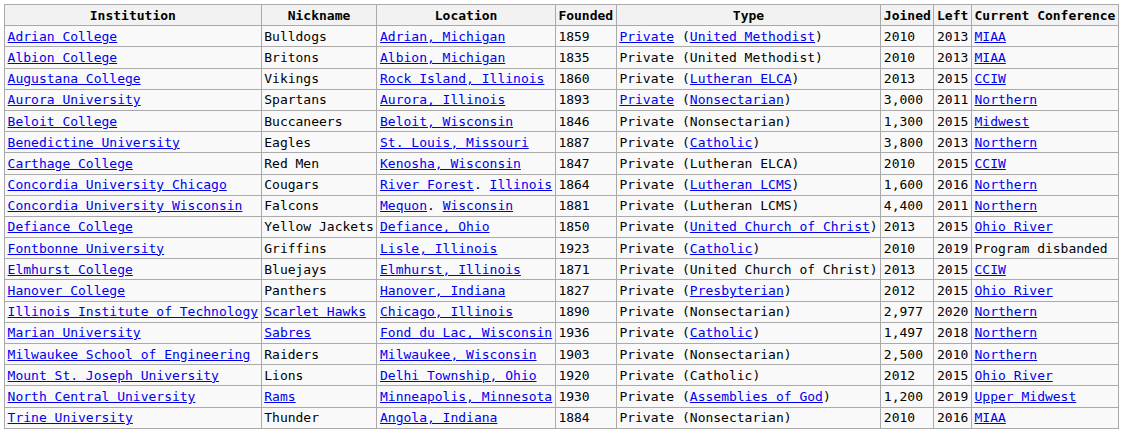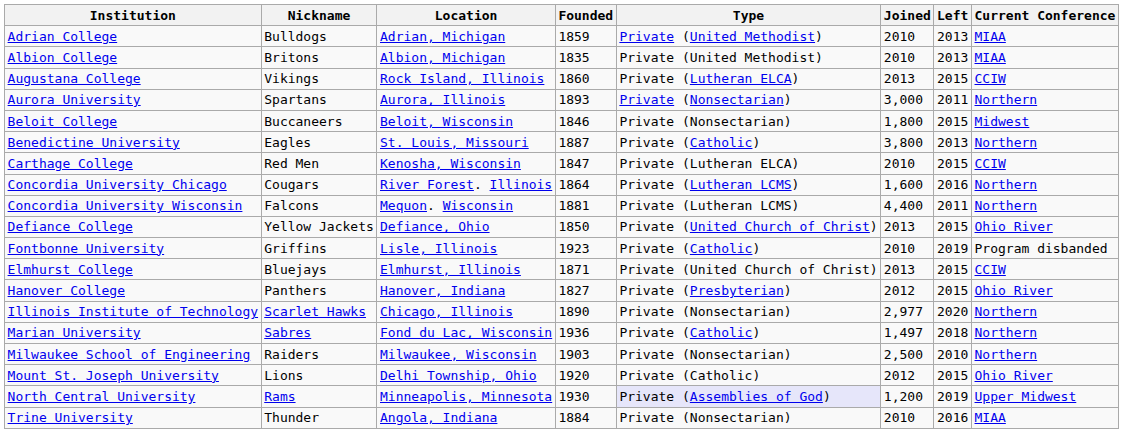(903, 121) 1,300 -> (903, 121) 1,800
(725, 396) no background -> (725, 396) lavender background
